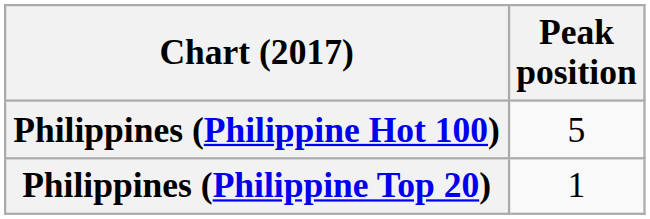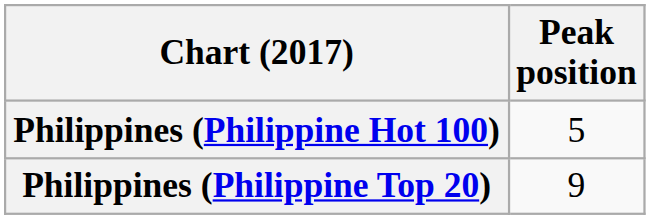(576, 185) 1 -> (576, 185) 9
